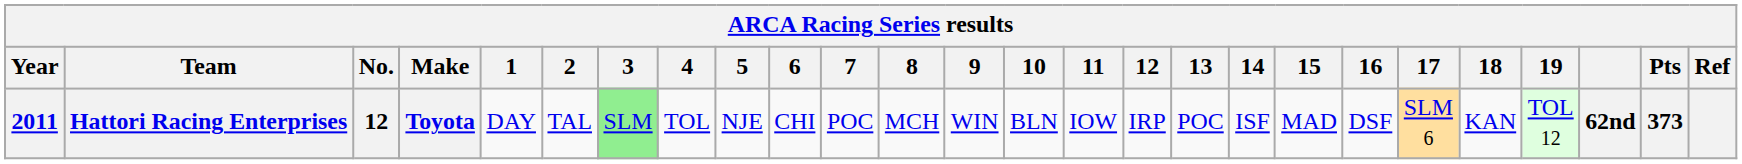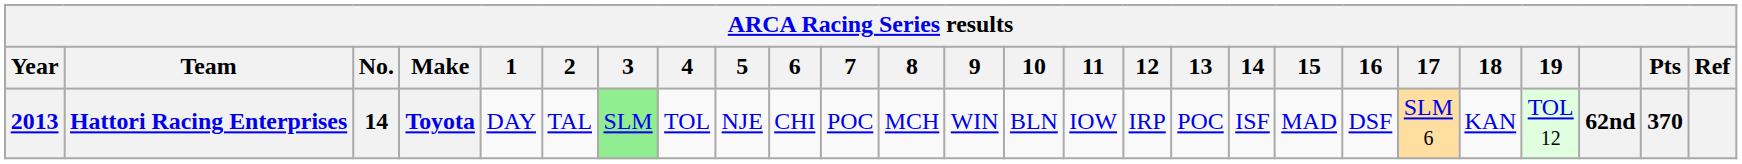(35, 122) 2011 -> (35, 122) 2013
(376, 122) 12 -> (376, 122) 14
(1665, 122) 373 -> (1665, 122) 370
